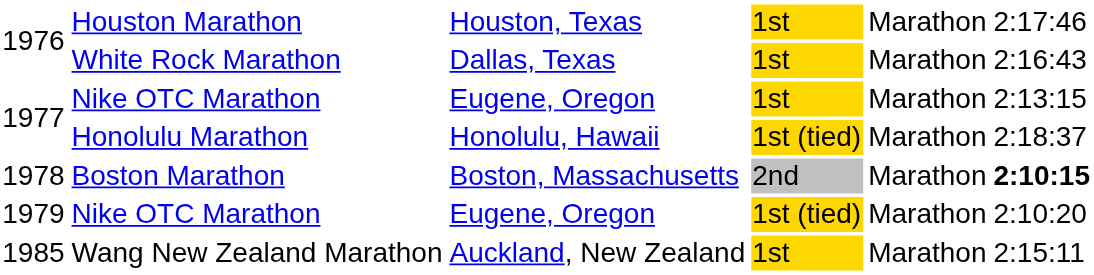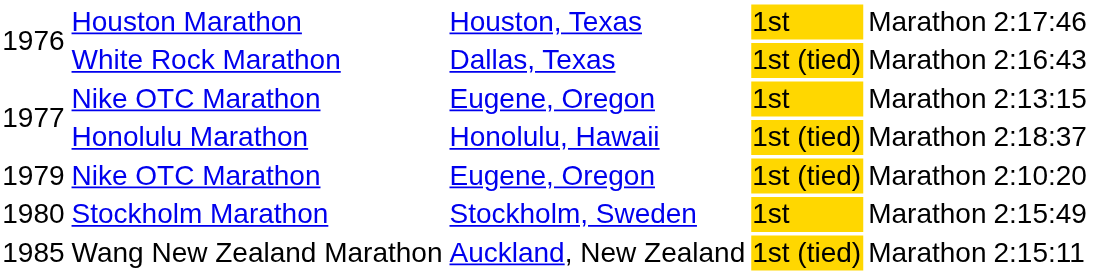(771, 60) 1st -> (807, 60) 1st (tied)
- row: (33, 175)
+ row: (33, 214)
(771, 252) 1st -> (807, 252) 1st (tied)
